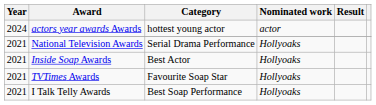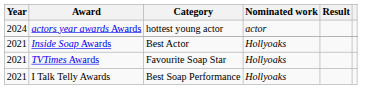- row: (87, 44)
